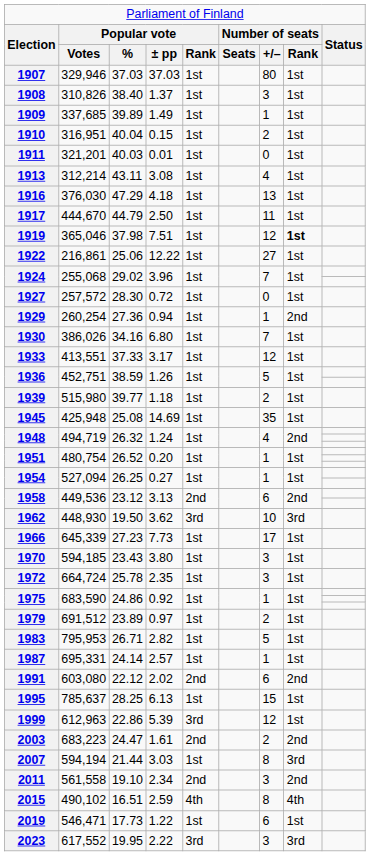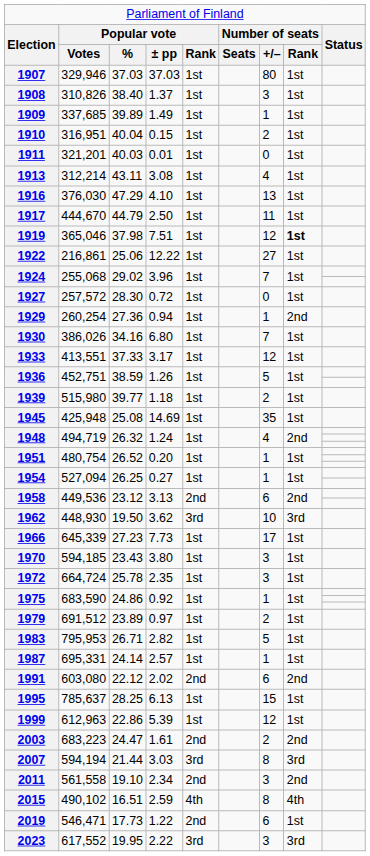(161, 195) 4.18 -> (161, 195) 4.10
(195, 719) 3rd -> (194, 719) 1st
(194, 759) 1st -> (195, 759) 3rd
(194, 820) 1st -> (196, 820) 2nd
